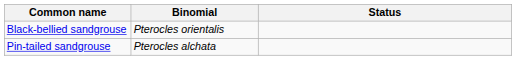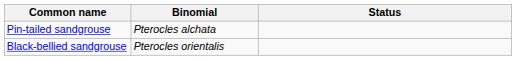rows swapped: (59, 47) <-> (67, 30)
